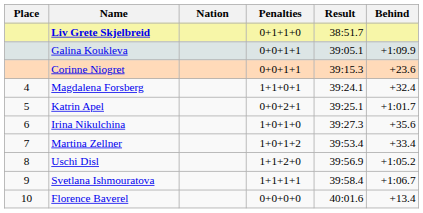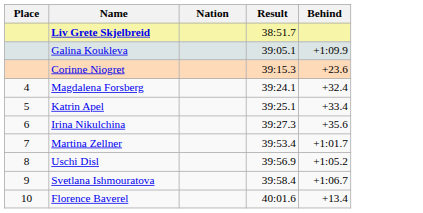- column: (280, 14)
(398, 106) +1:01.7 -> (335, 106) +33.4
(403, 143) +33.4 -> (331, 143) +1:01.7
